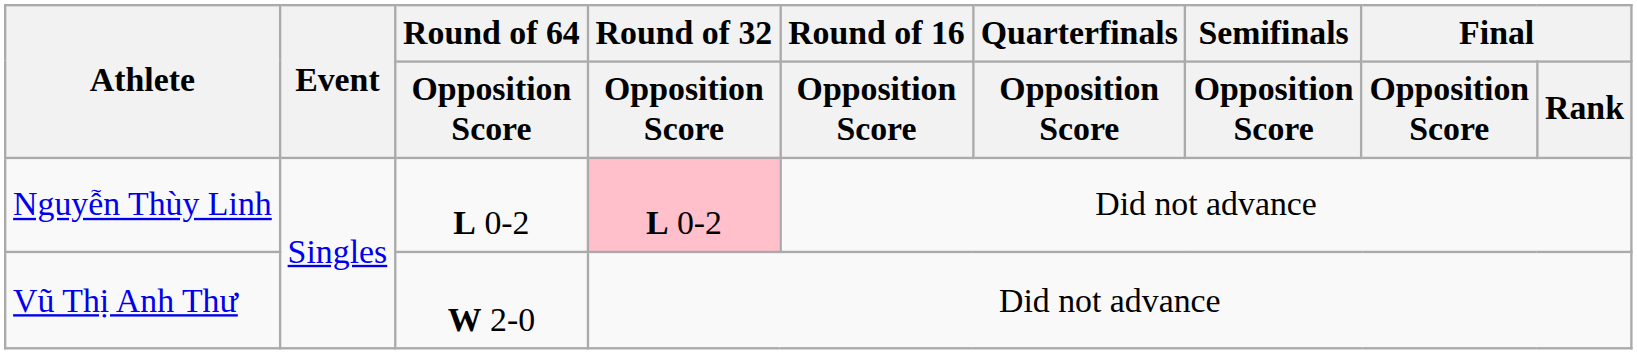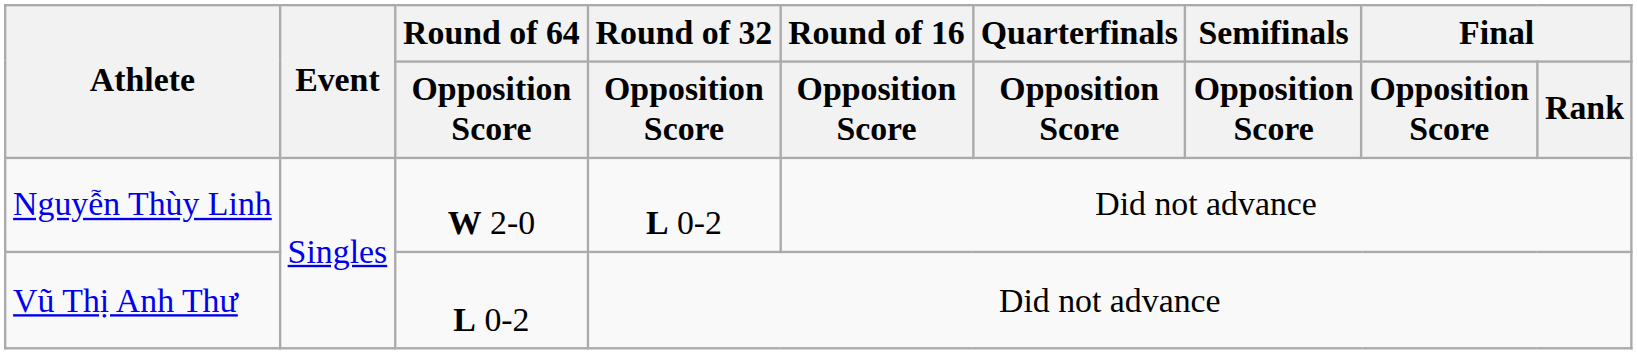(491, 224) L 0-2 -> (491, 224) W 2-0
(684, 224) pink background -> (684, 224) no background
(491, 320) W 2-0 -> (491, 320) L 0-2
